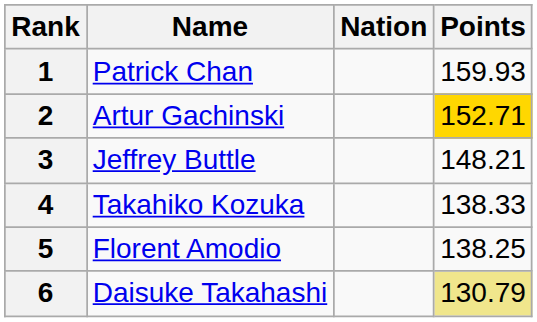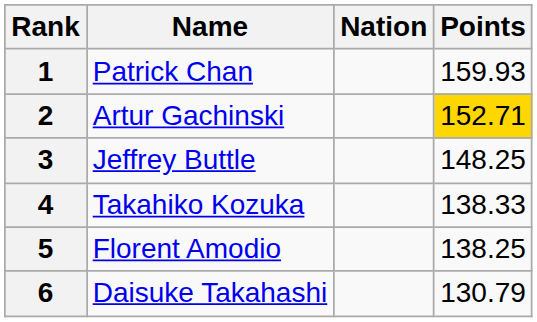(483, 159) 148.21 -> (483, 159) 148.25
(483, 293) khaki background -> (483, 293) no background
